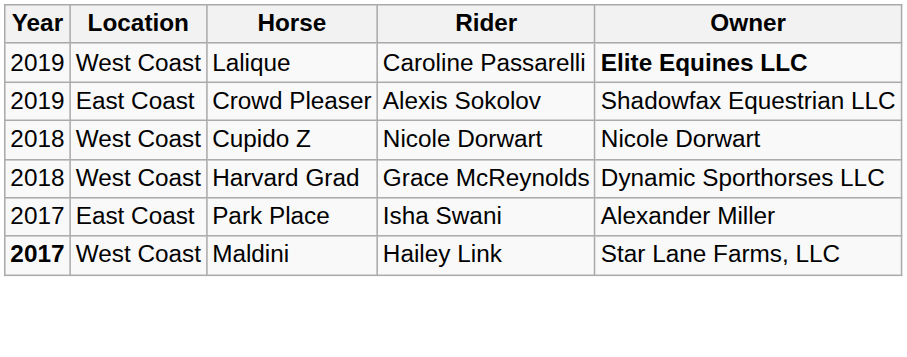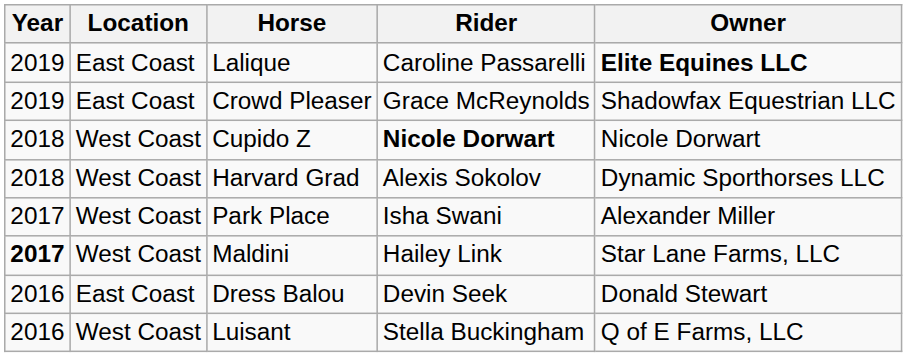(138, 62) West Coast -> (135, 62) East Coast
(462, 100) Alexis Sokolov -> (486, 100) Grace McReynolds
(463, 139) normal -> (469, 139) bold
(486, 178) Grace McReynolds -> (462, 178) Alexis Sokolov
(135, 216) East Coast -> (138, 216) West Coast
+ row: (278, 293)
+ row: (251, 332)
